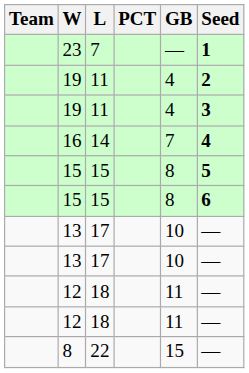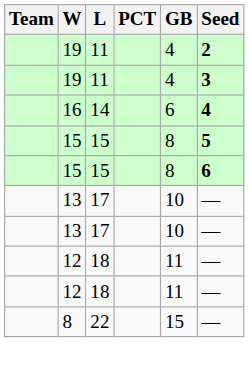- row: (72, 49)
(170, 140) 7 -> (170, 110) 6
